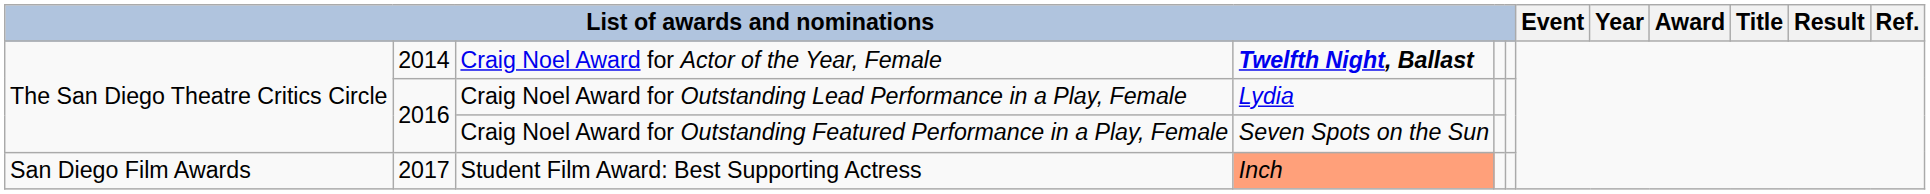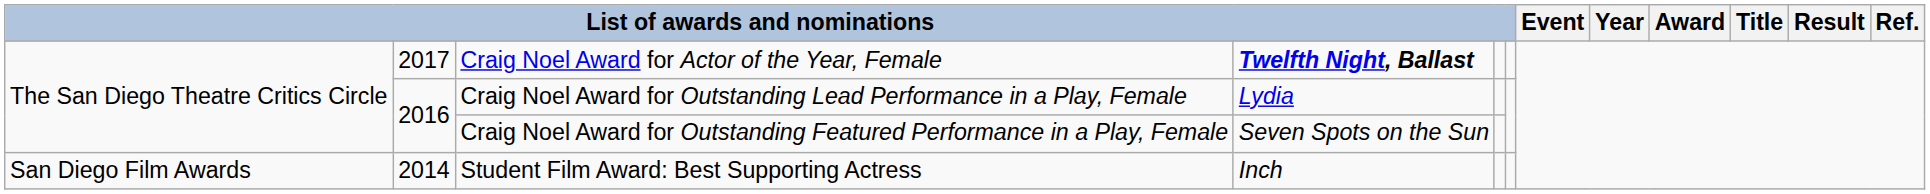(424, 59) 2014 -> (424, 59) 2017
(424, 170) 2017 -> (424, 170) 2014
(1261, 170) lightsalmon background -> (1261, 170) no background
